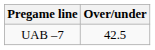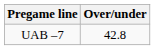(115, 34) 42.5 -> (115, 34) 42.8
